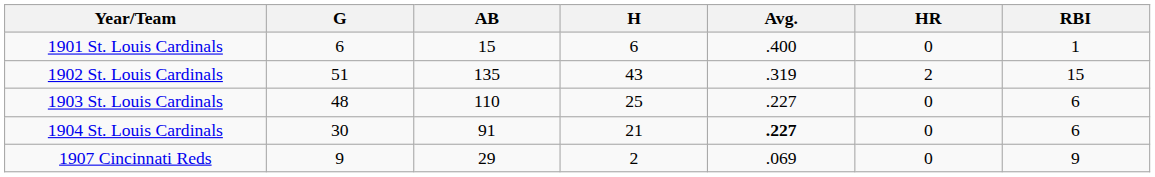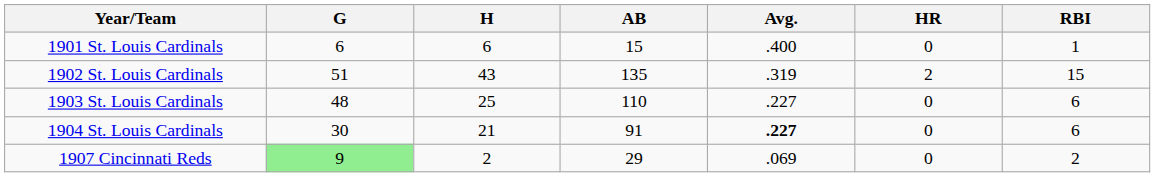columns swapped: (487, 18) <-> (634, 18)
(340, 158) no background -> (340, 158) lightgreen background
(1075, 158) 9 -> (1075, 158) 2
